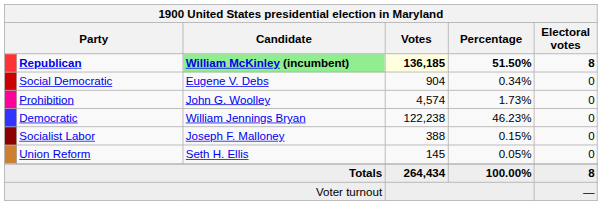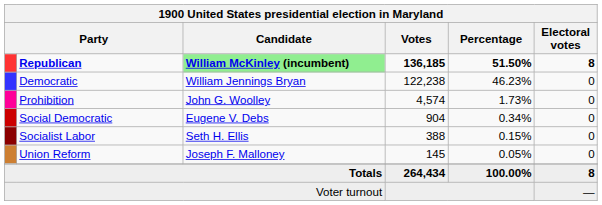(424, 63) lightyellow background -> (424, 63) no background
rows swapped: (48, 118) <-> (66, 81)
(235, 136) Joseph F. Malloney -> (217, 136) Seth H. Ellis
(217, 155) Seth H. Ellis -> (235, 155) Joseph F. Malloney
